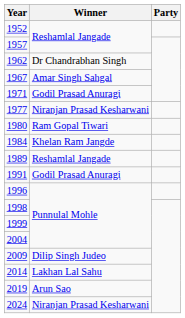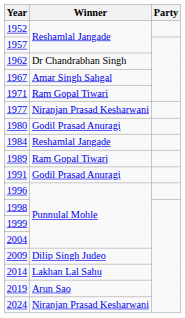(76, 93) Godil Prasad Anuragi -> (70, 93) Ram Gopal Tiwari
(70, 126) Ram Gopal Tiwari -> (76, 126) Godil Prasad Anuragi
(73, 142) Khelan Ram Jangde -> (71, 142) Reshamlal Jangade
(71, 158) Reshamlal Jangade -> (70, 158) Ram Gopal Tiwari
